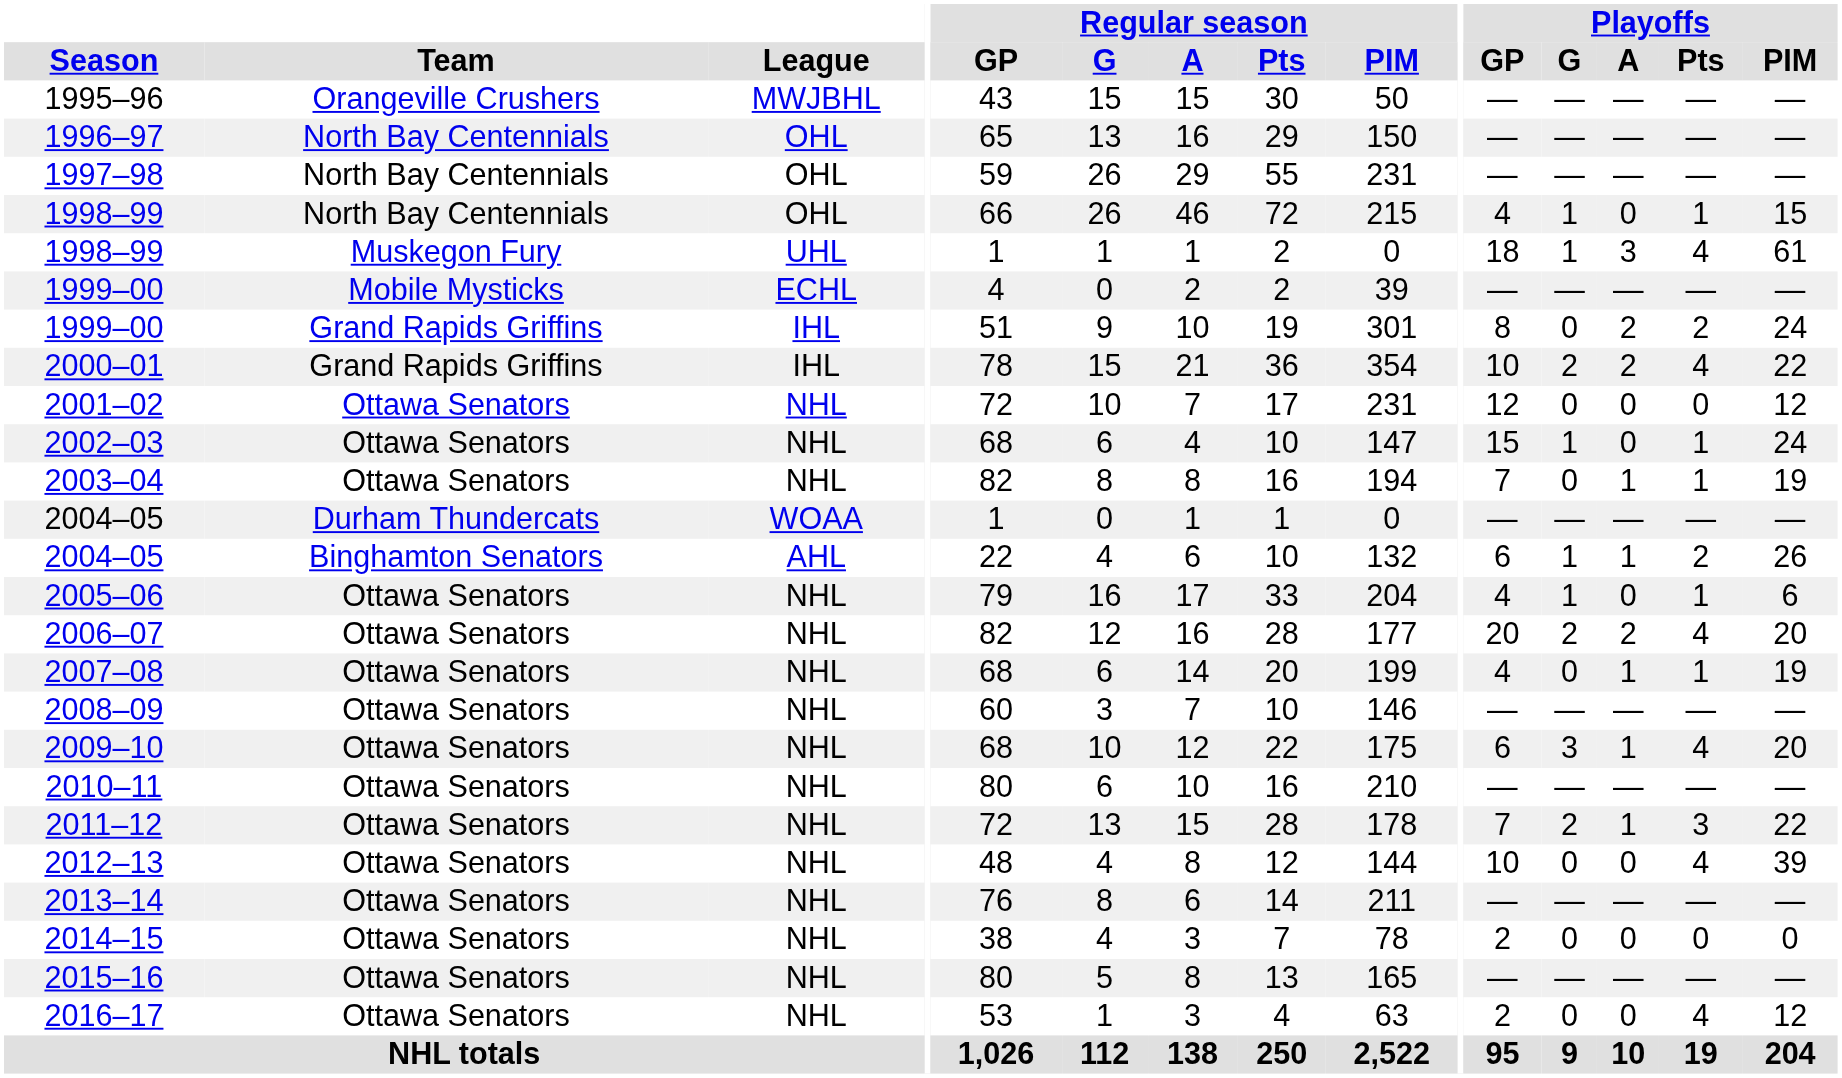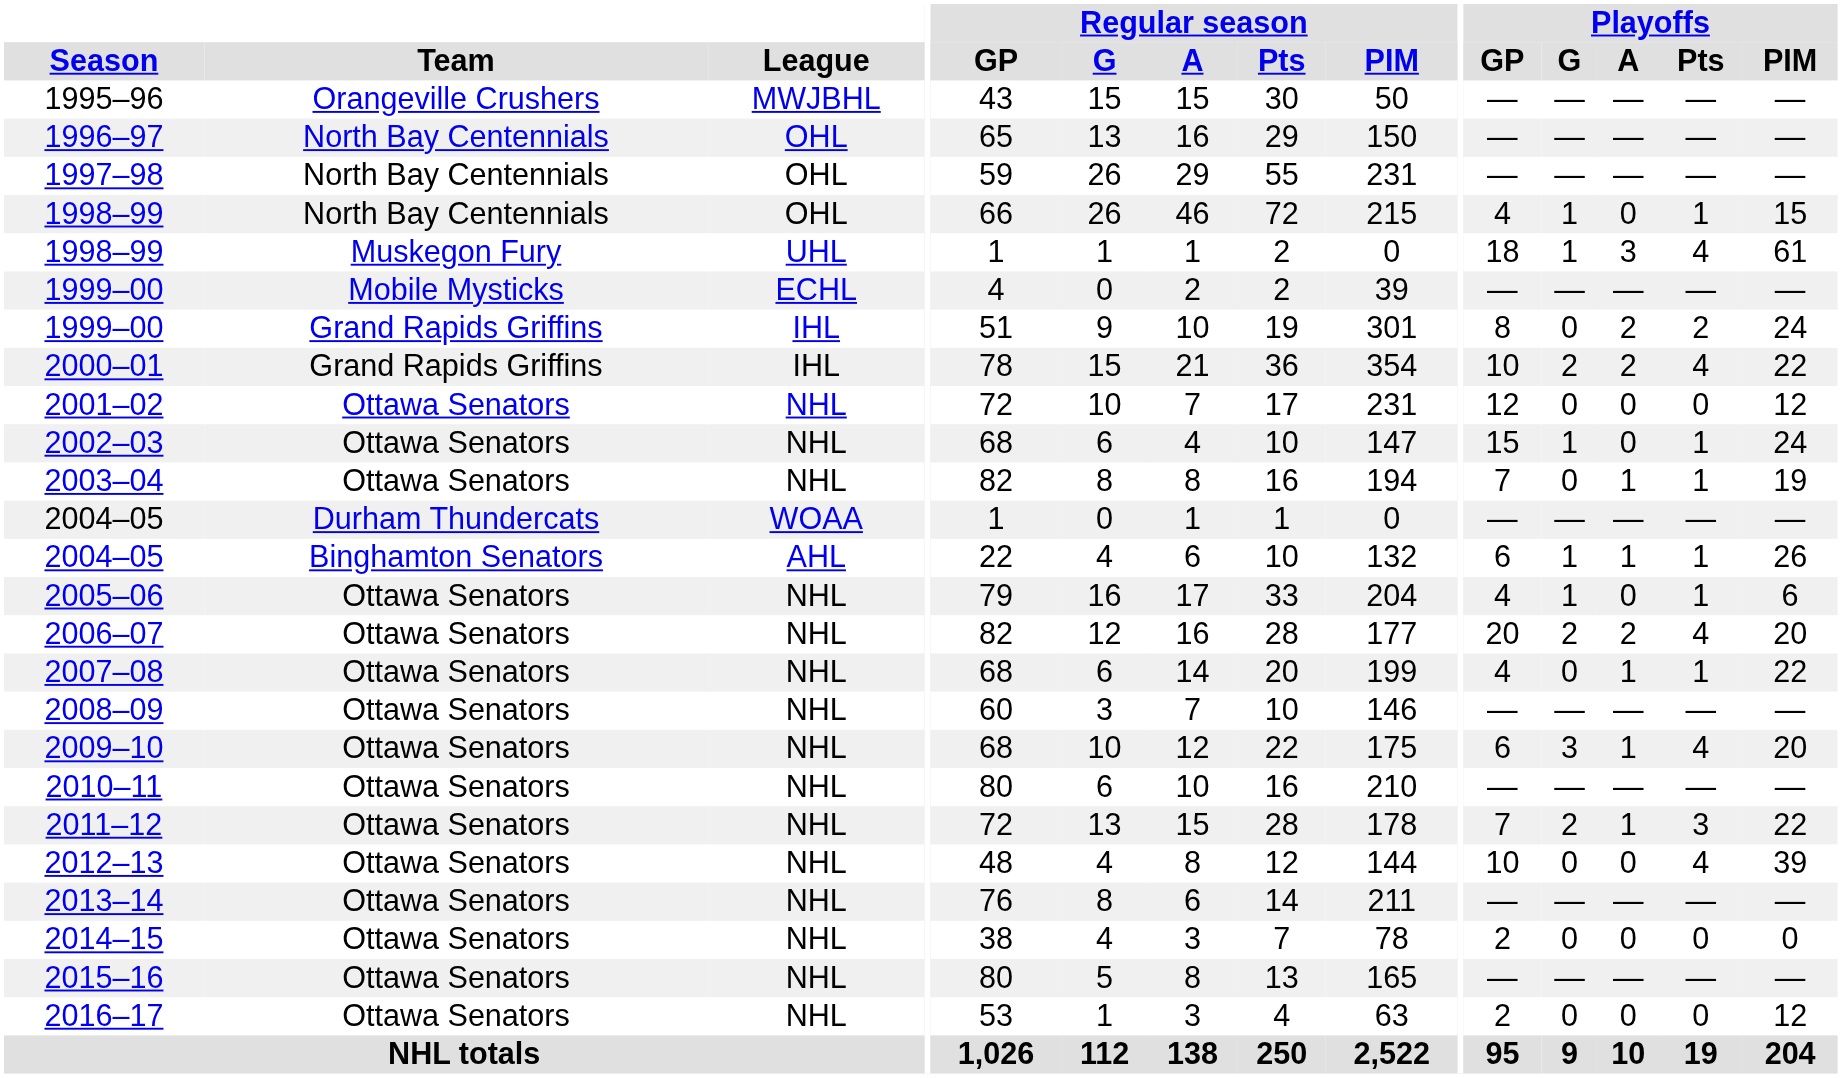(1701, 557) 2 -> (1701, 557) 1
(1790, 672) 19 -> (1790, 672) 22
(1701, 1015) 4 -> (1701, 1015) 0
